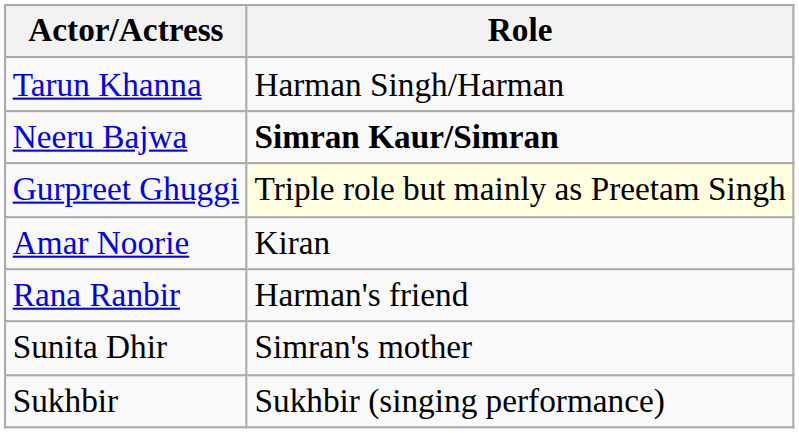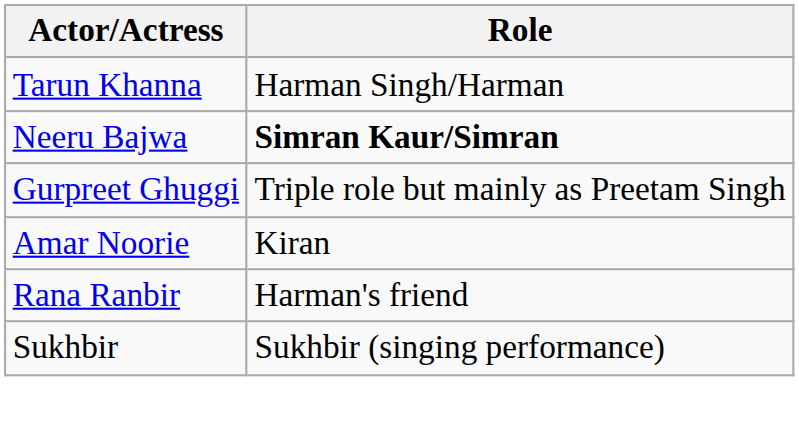(520, 189) lightyellow background -> (520, 189) no background
- row: (90, 347)
